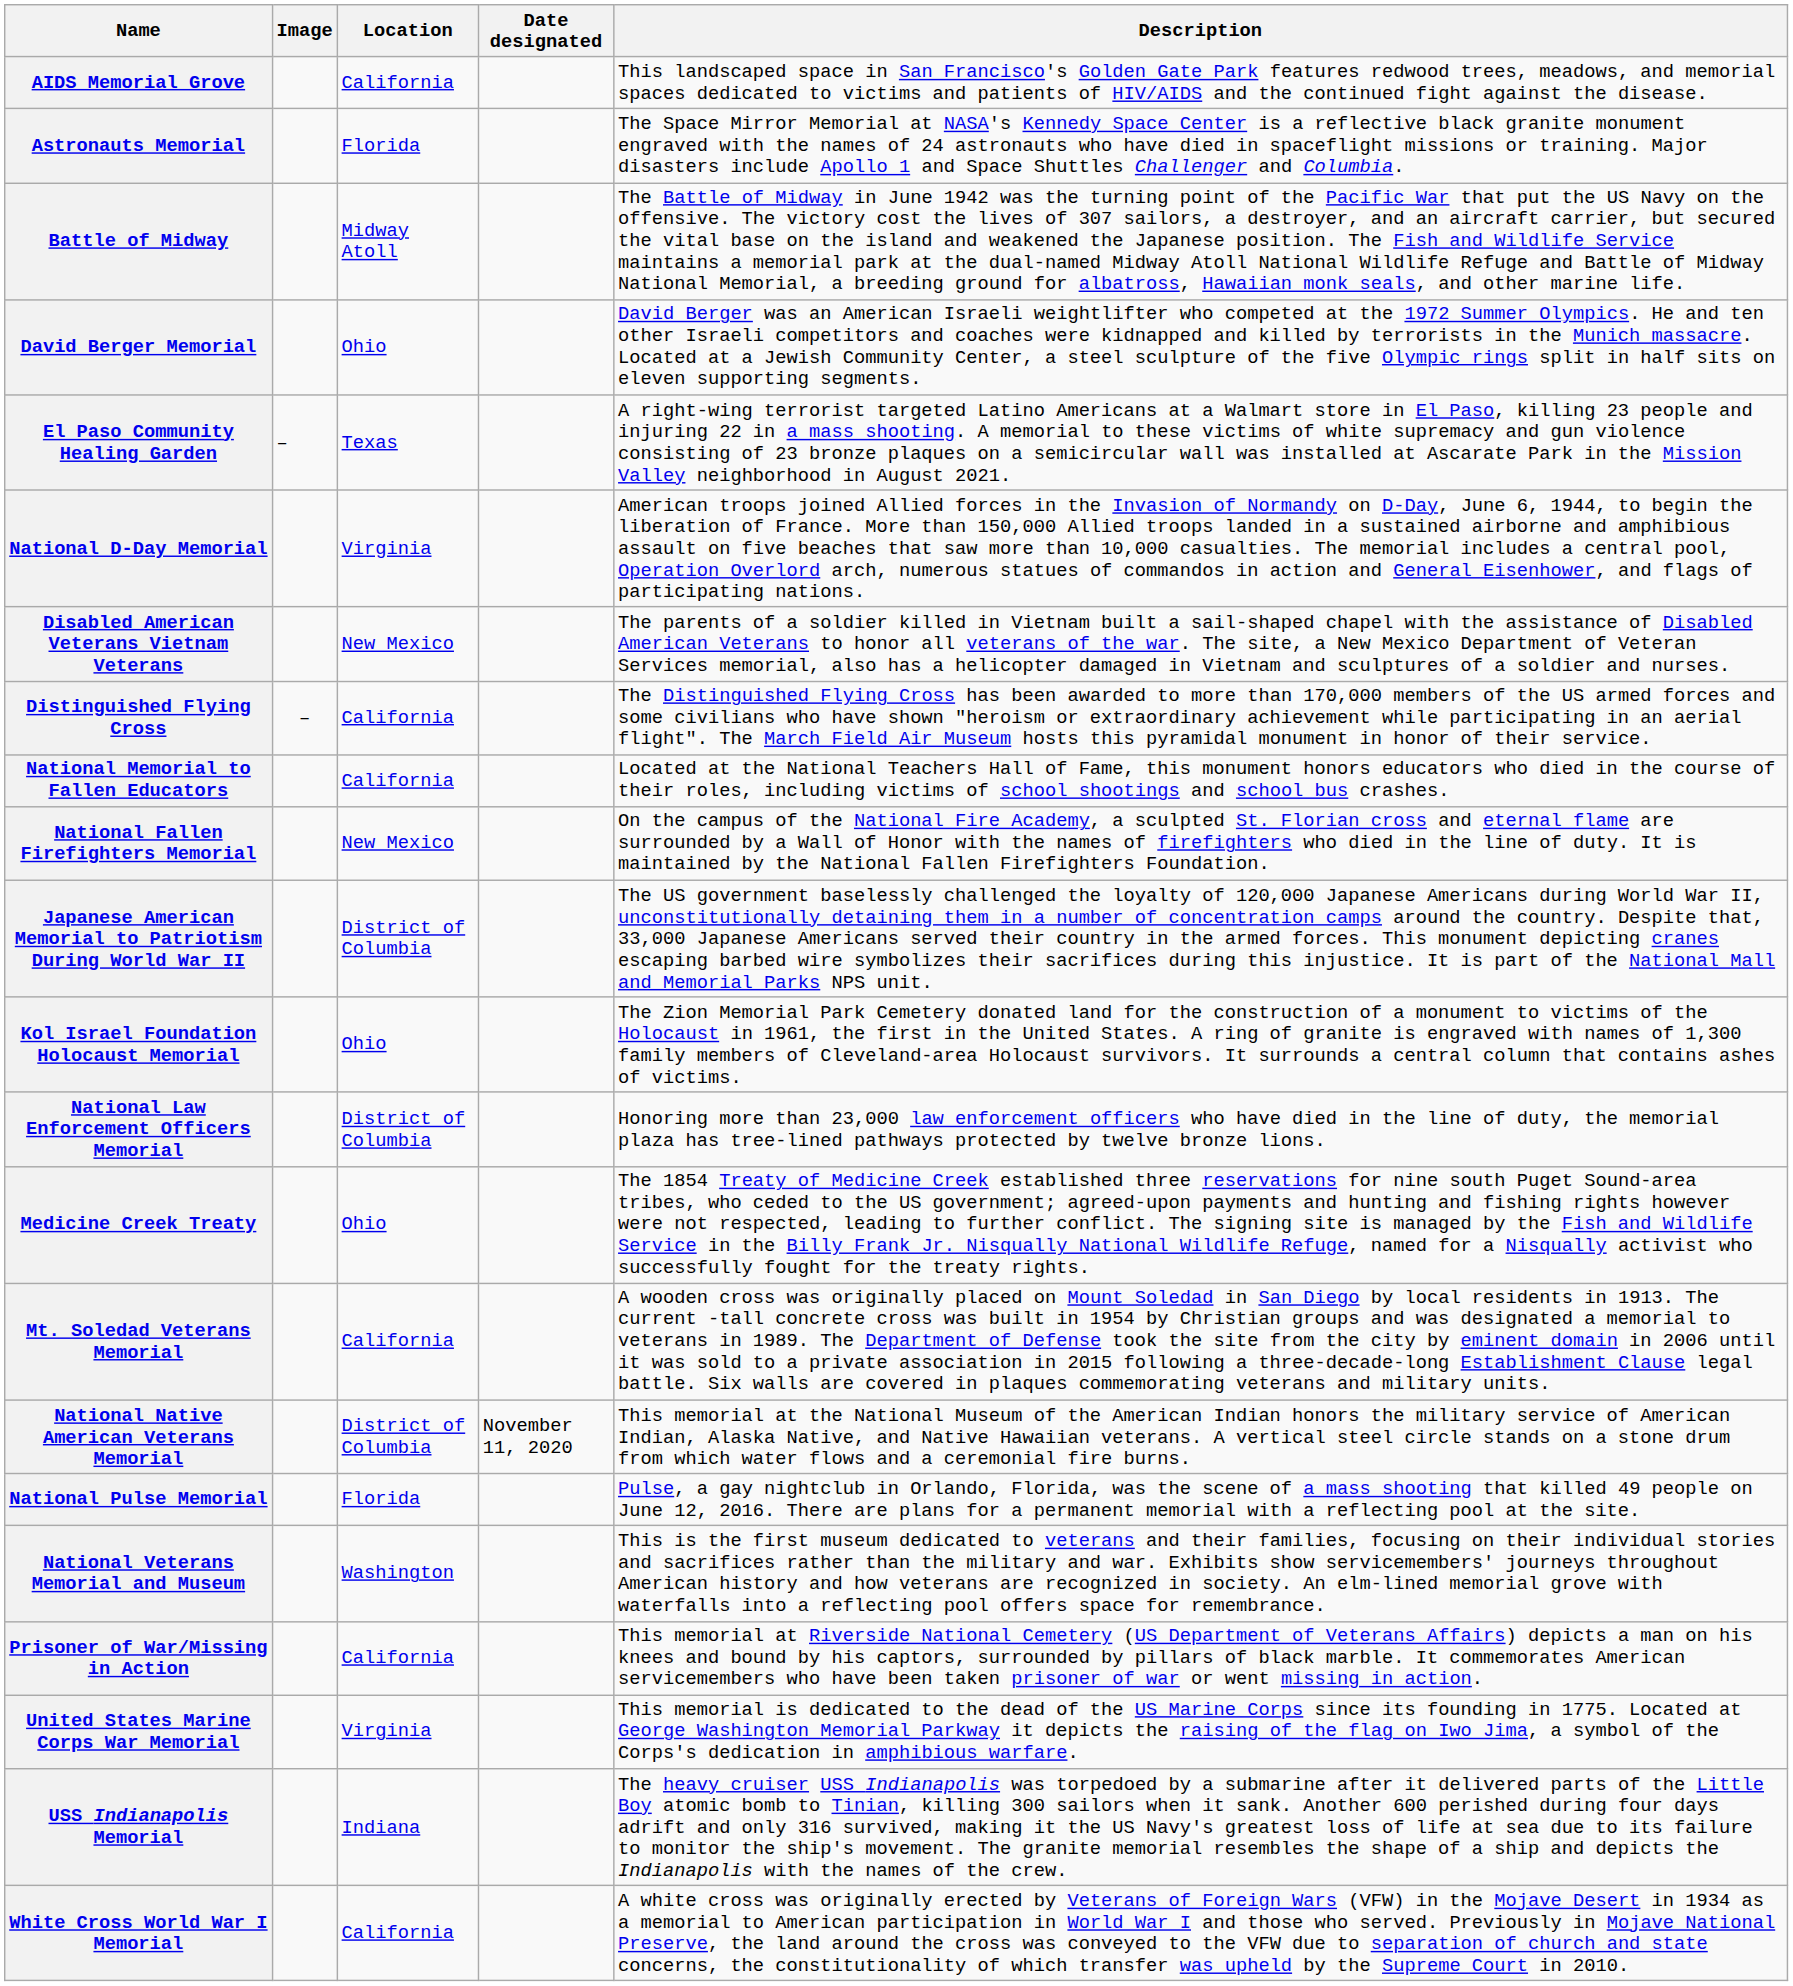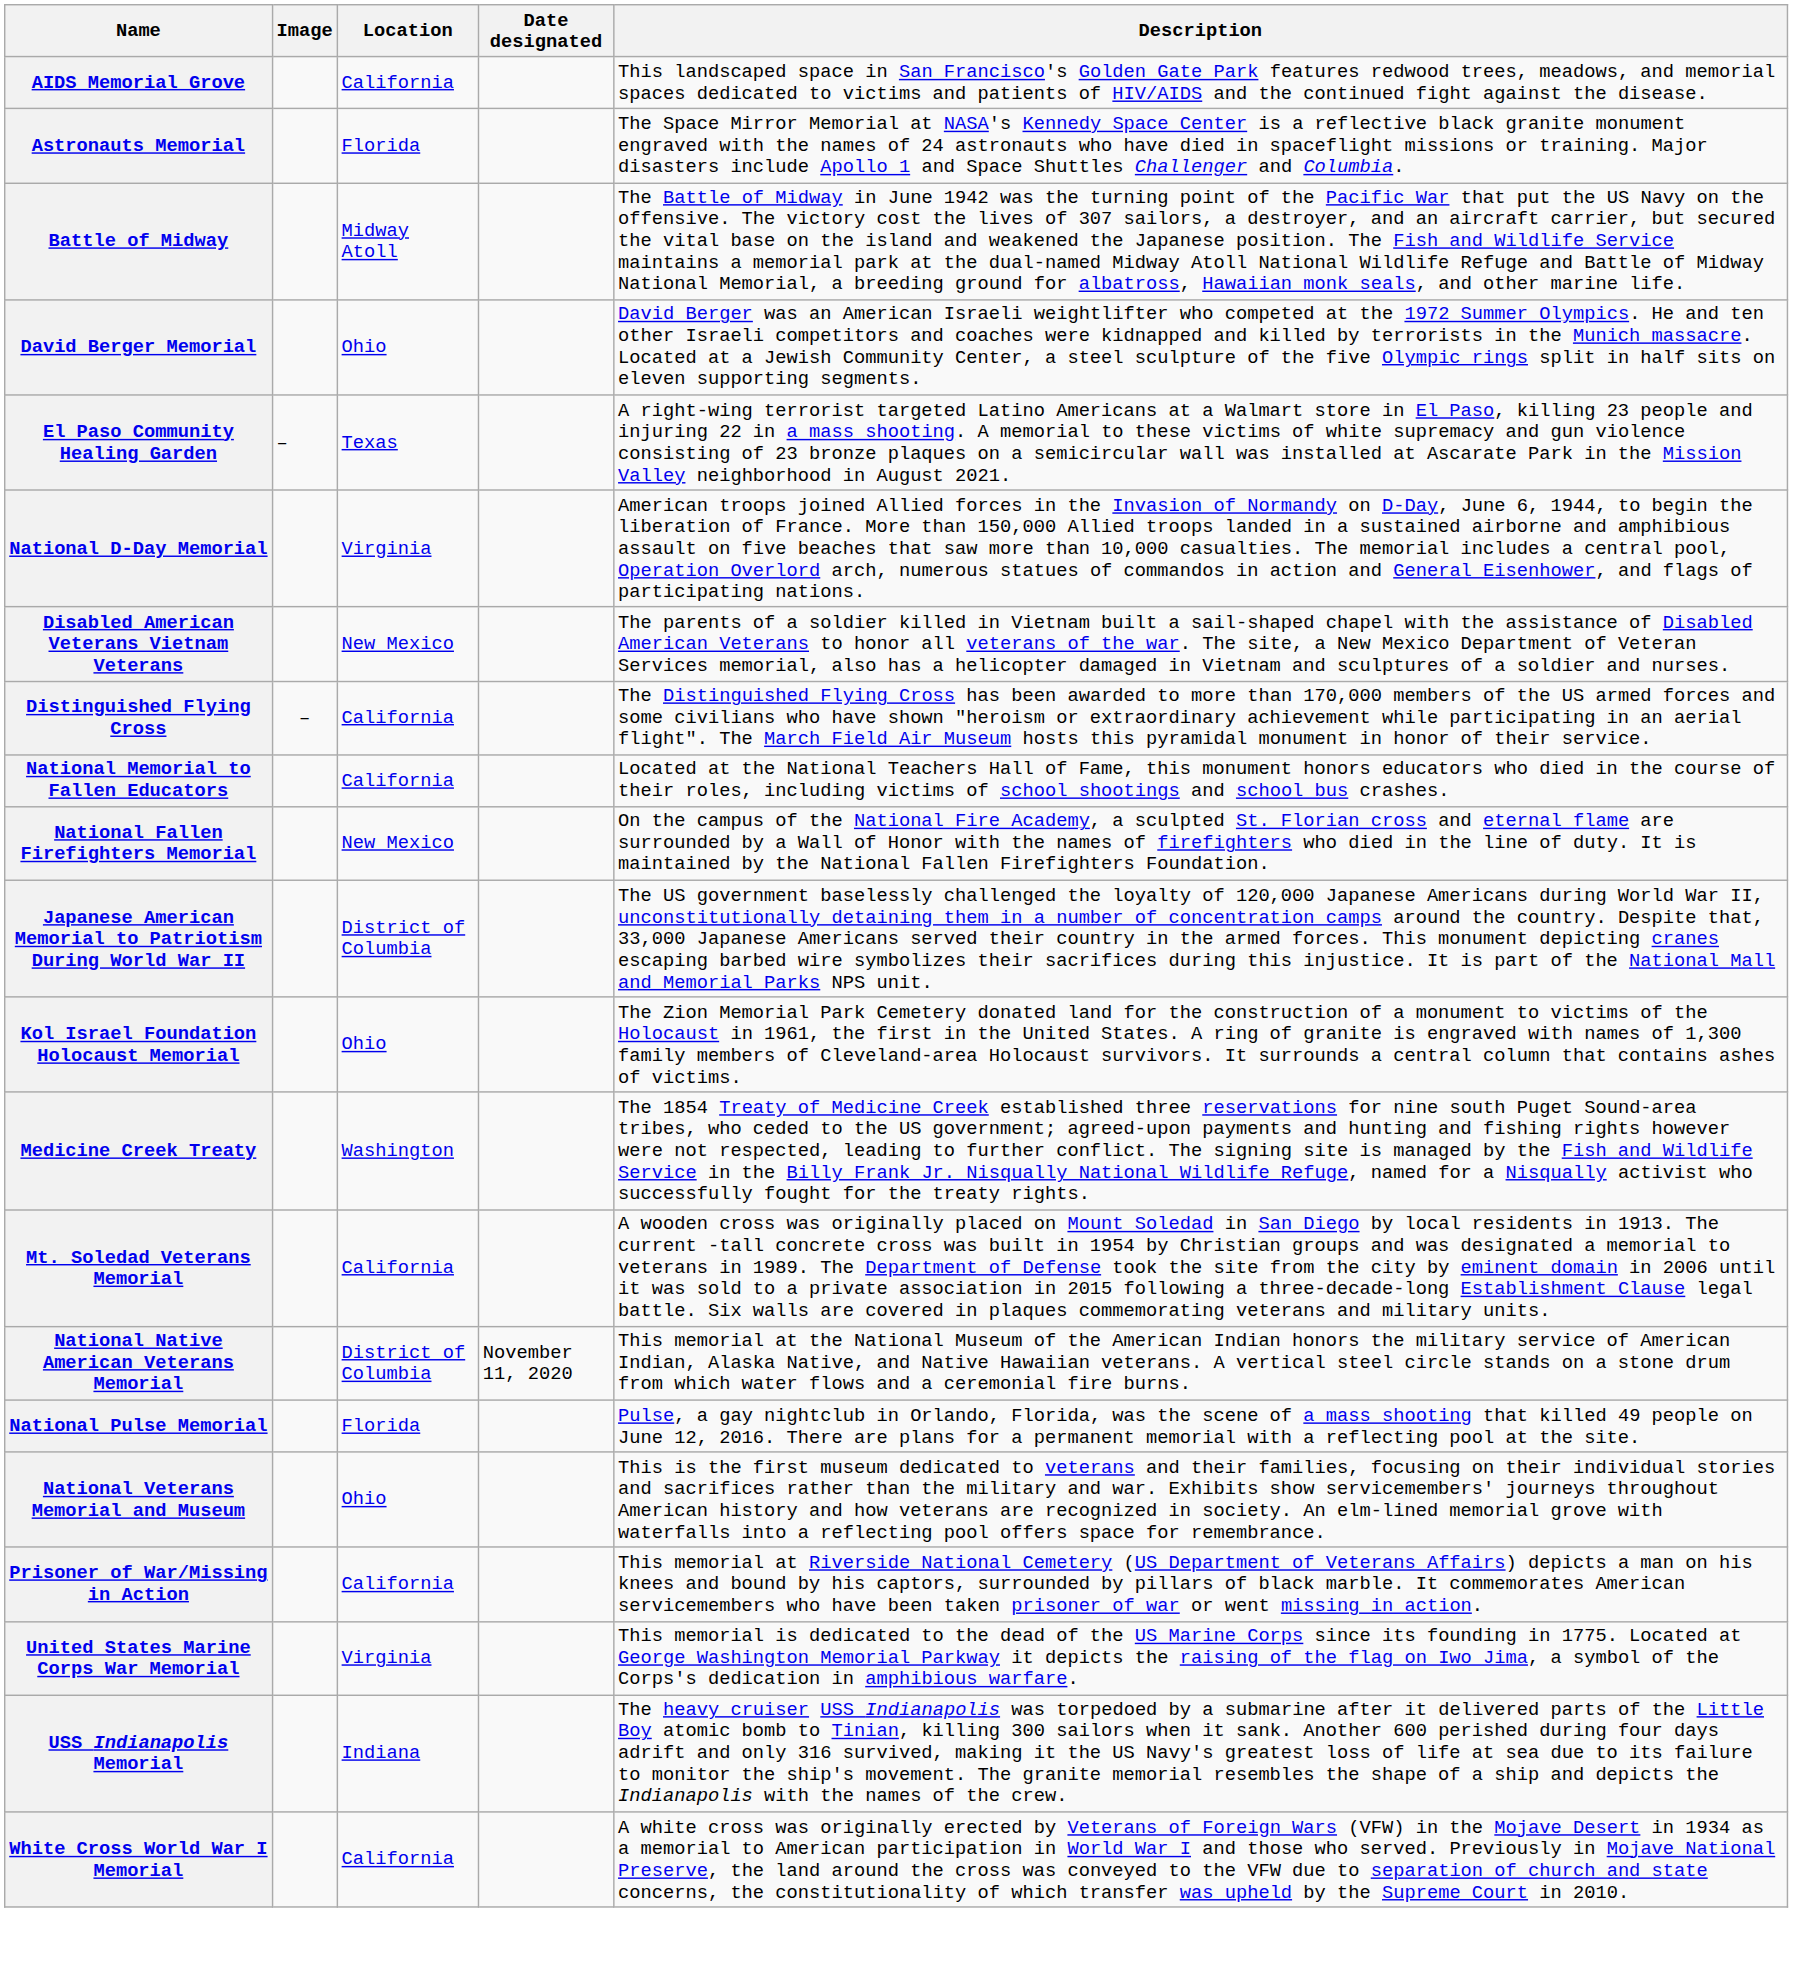- row: (138, 1129)
(364, 1225) Ohio -> (398, 1151) Washington
(398, 1574) Washington -> (364, 1500) Ohio
